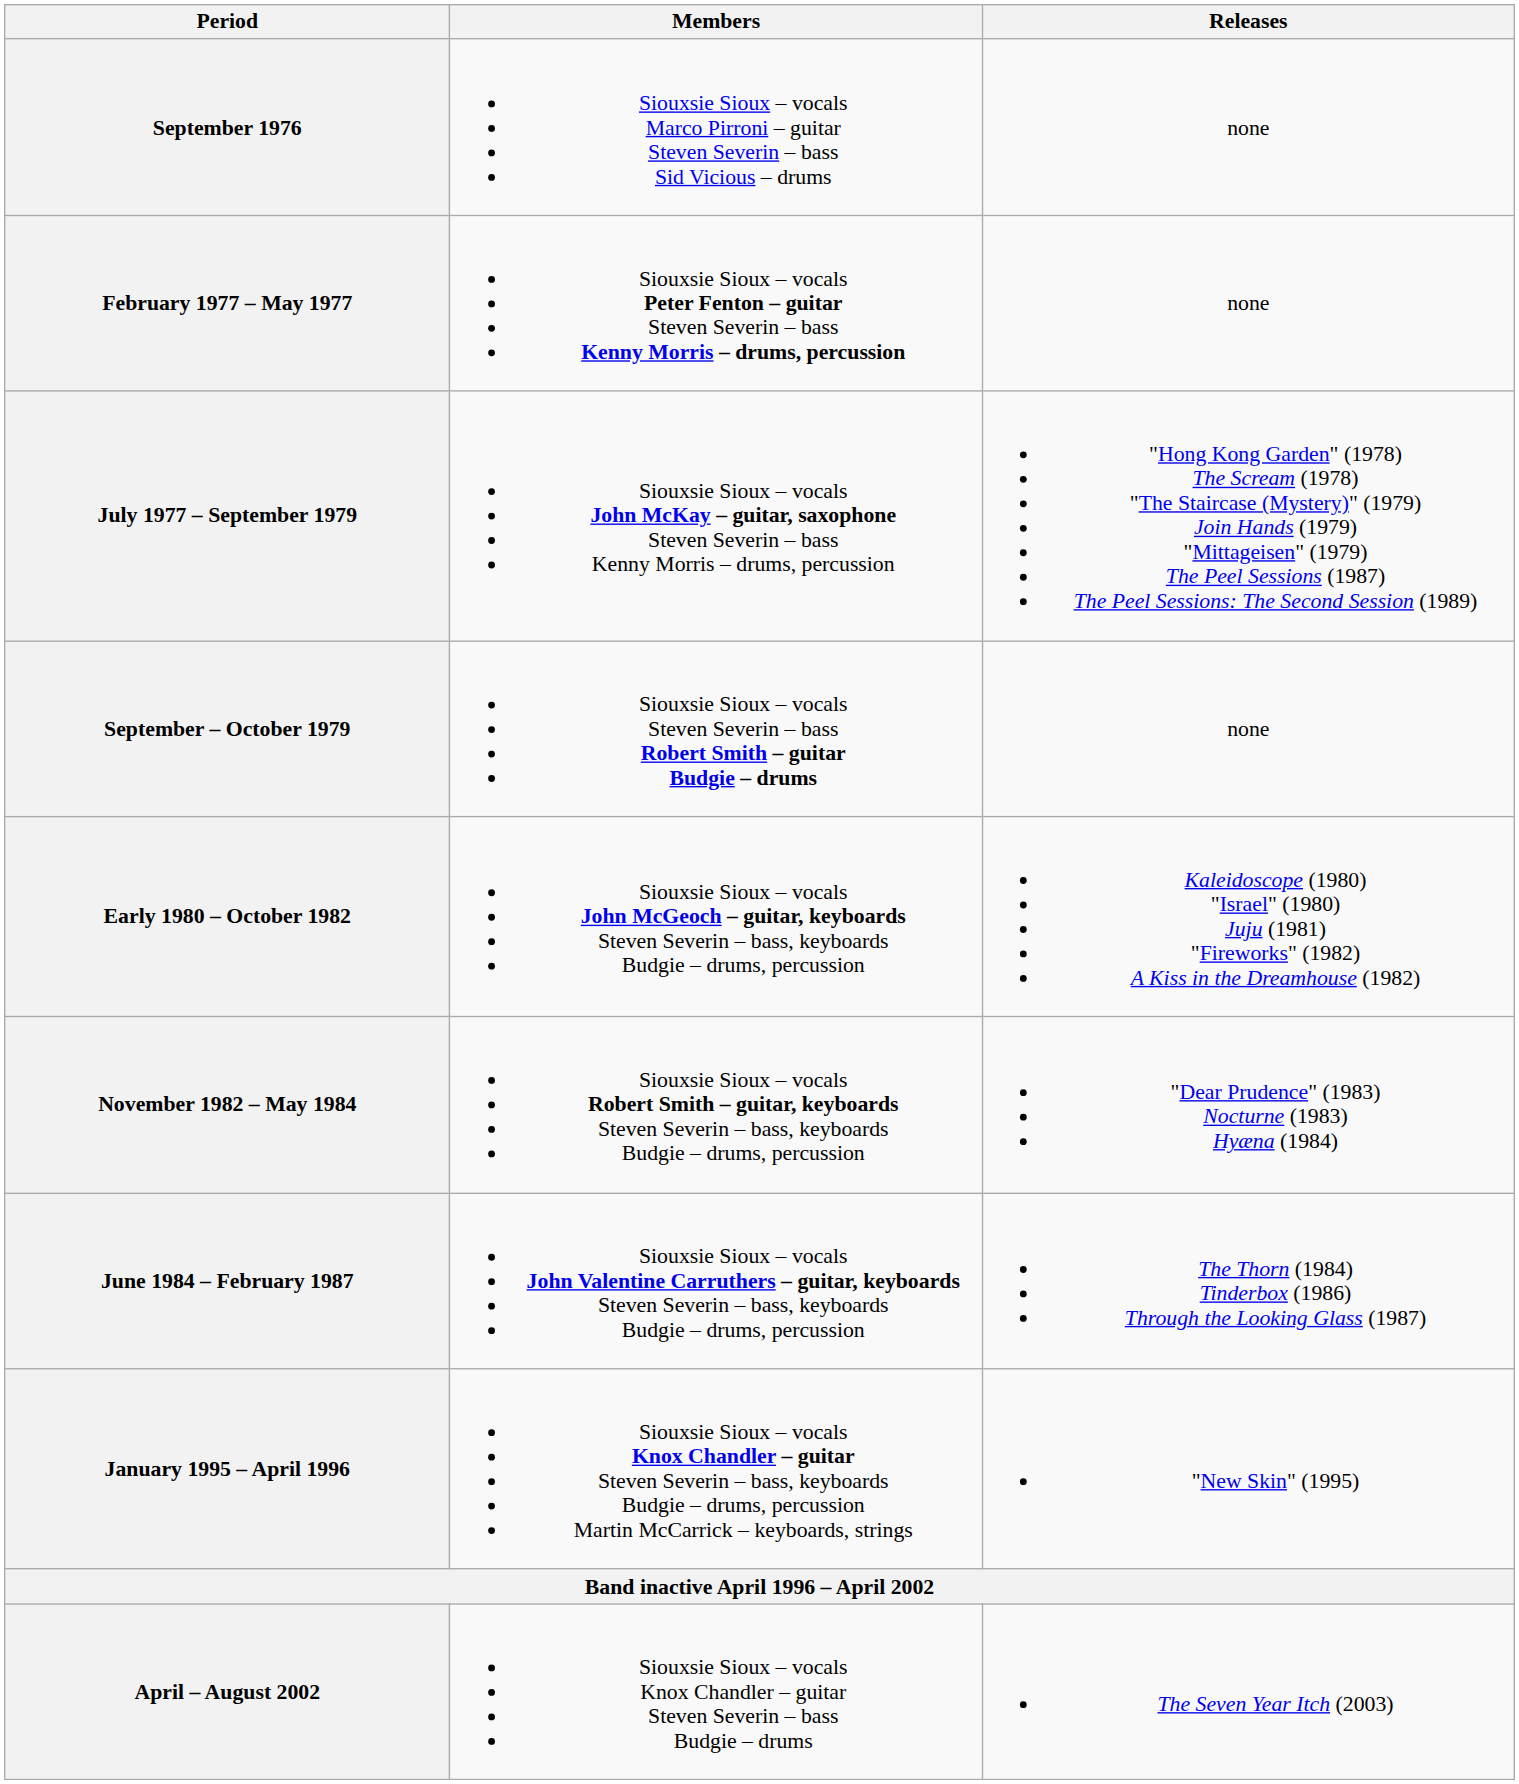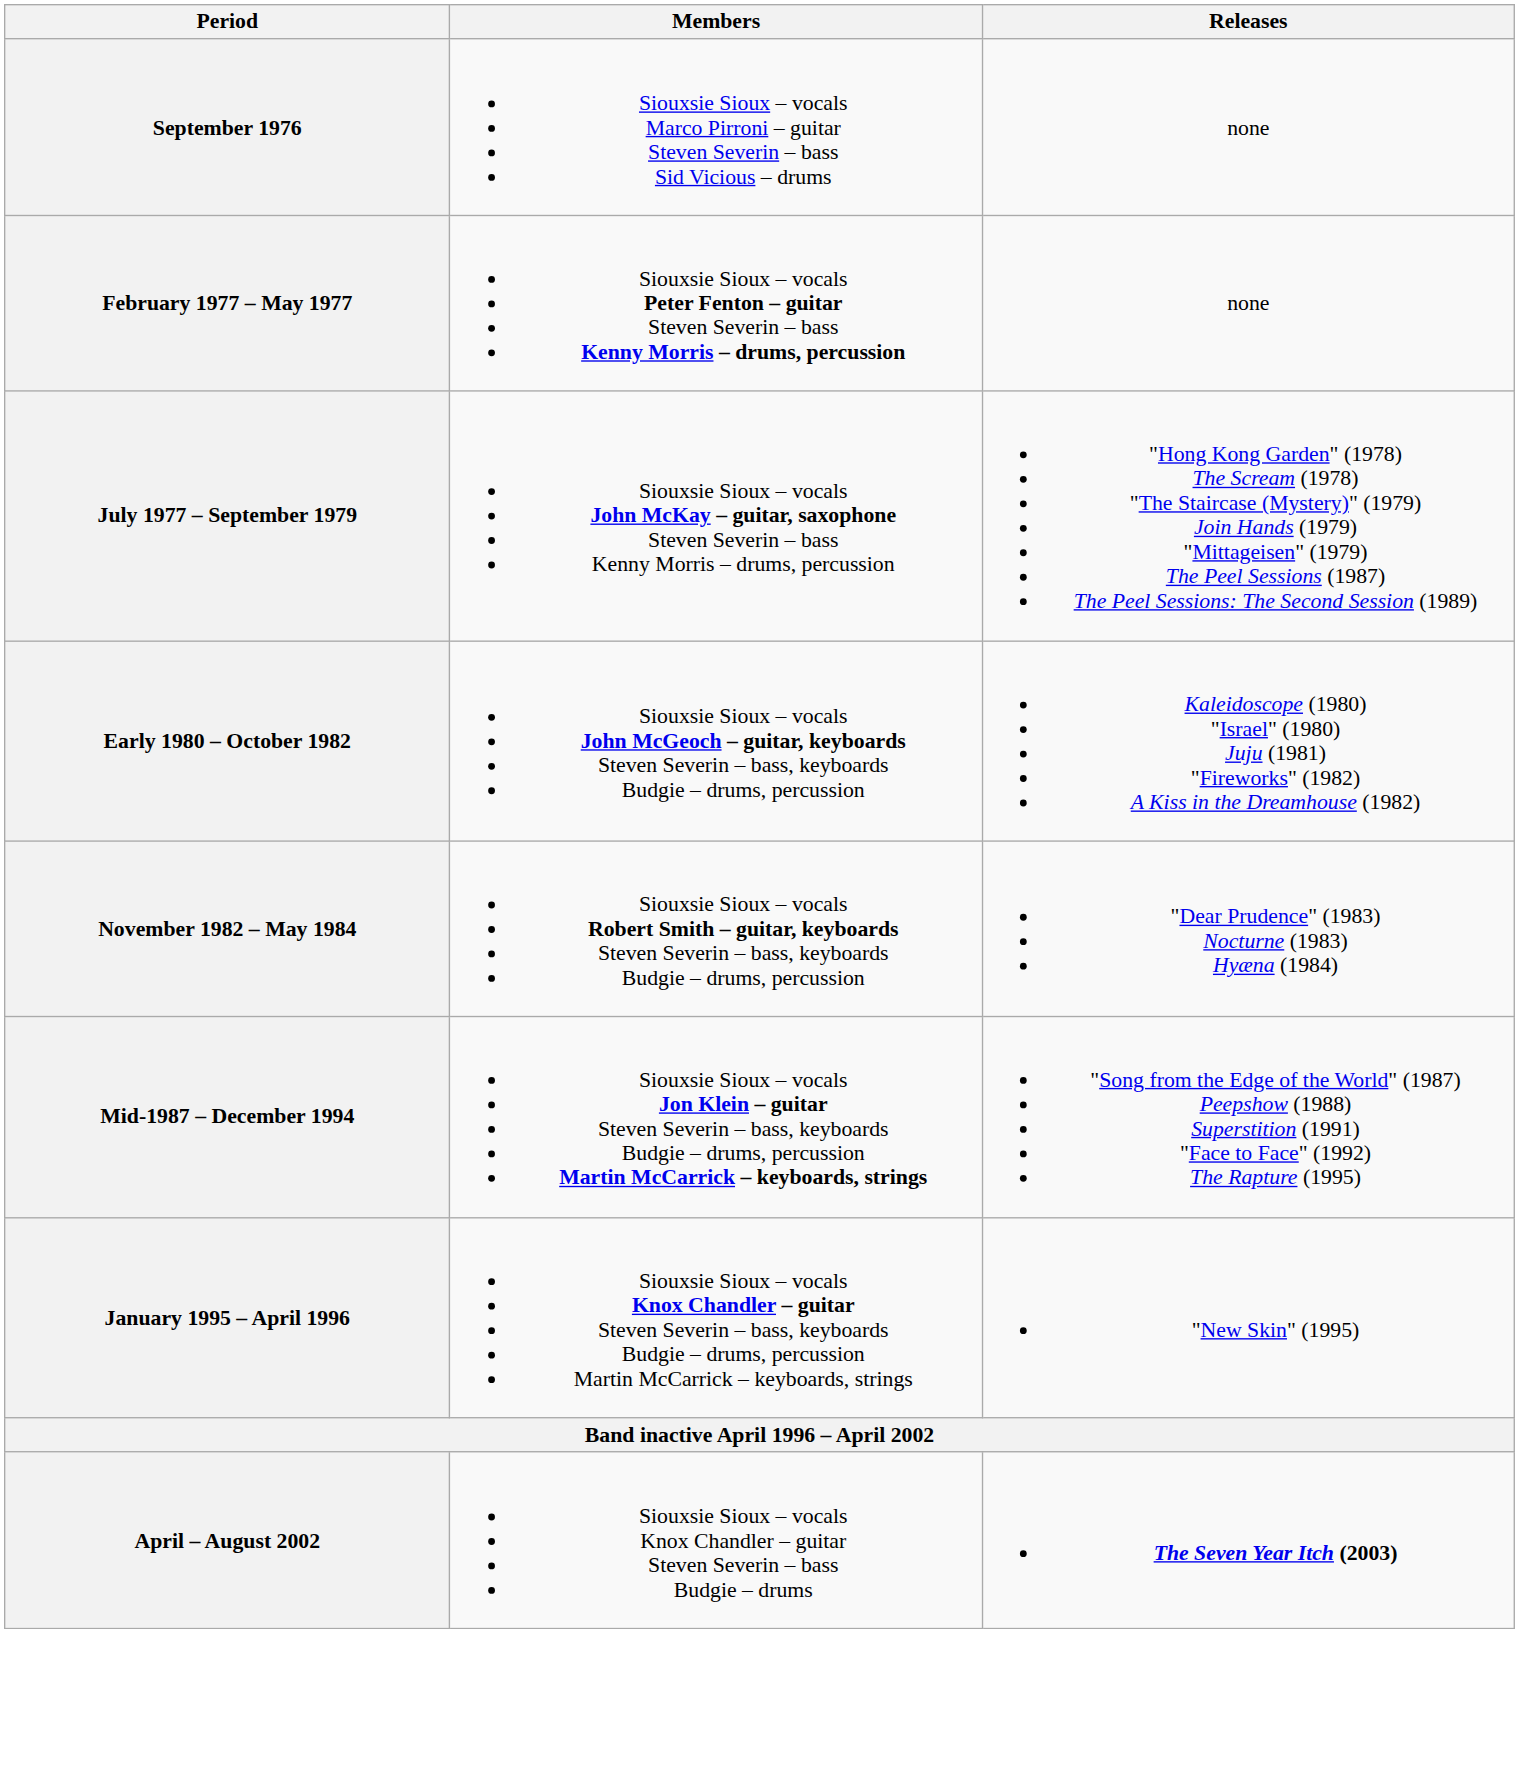- row: (227, 728)
- row: (227, 1280)
+ row: (227, 1116)
(1248, 1704) normal -> (1248, 1552) bold
